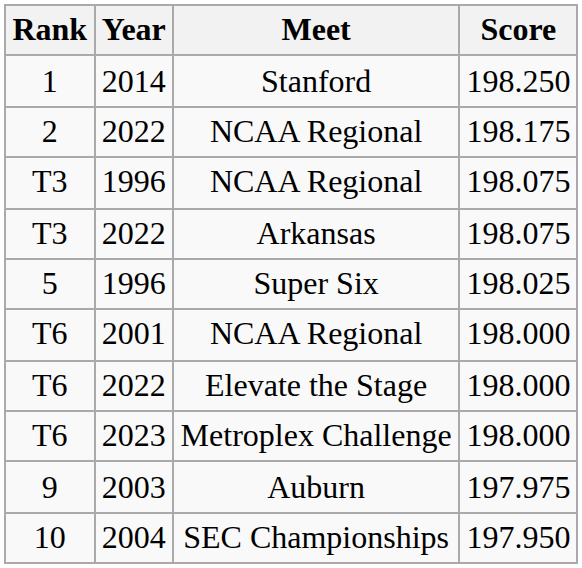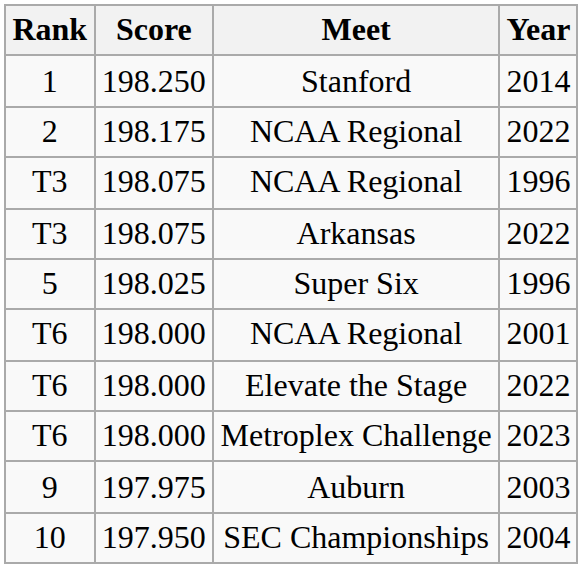columns swapped: (518, 29) <-> (134, 29)
